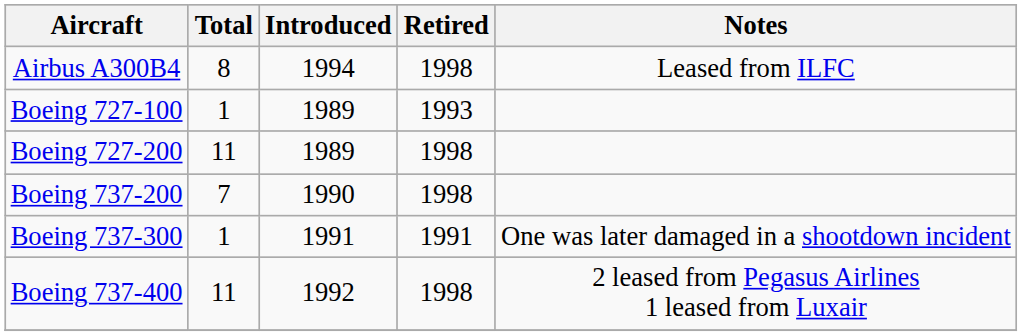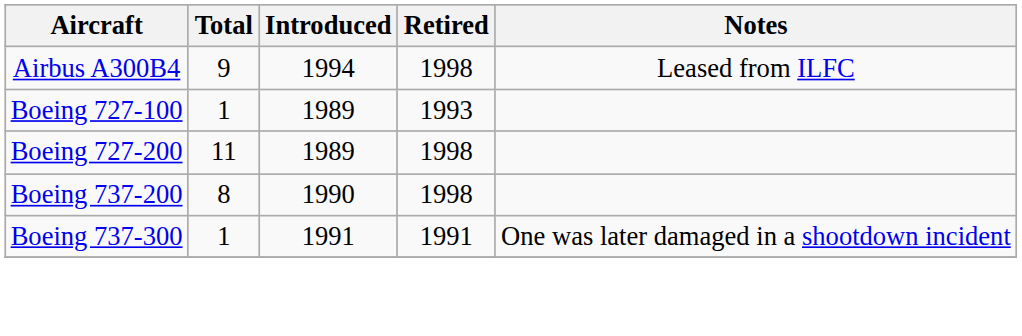(224, 67) 8 -> (224, 67) 9
(224, 194) 7 -> (224, 194) 8
- row: (97, 293)
